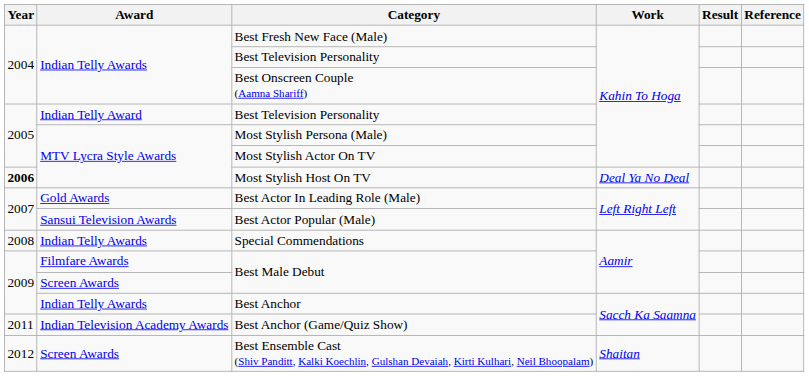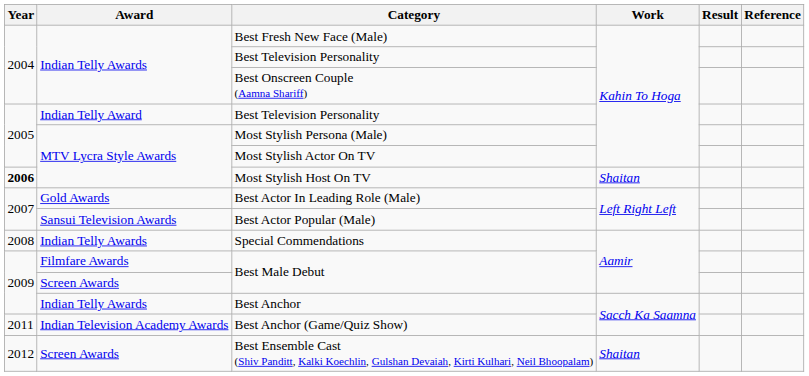(644, 177) Deal Ya No Deal -> (620, 177) Shaitan
